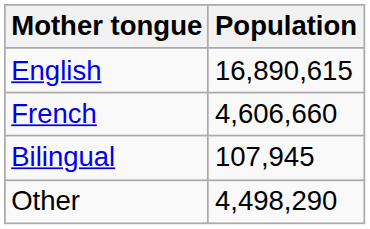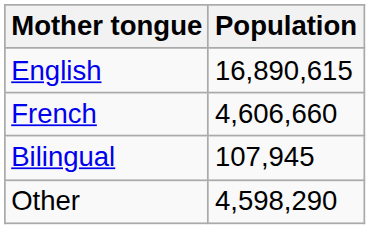(276, 200) 4,498,290 -> (276, 200) 4,598,290
